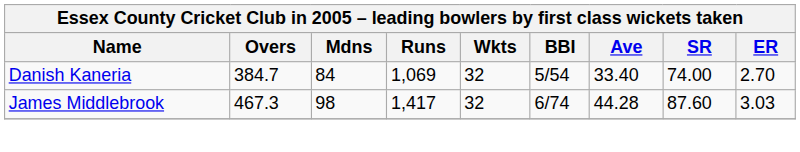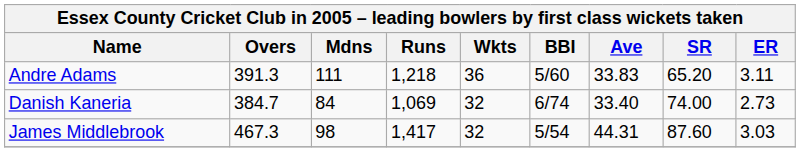+ row: (62, 75)
(552, 75) 5/54 -> (552, 103) 6/74
(758, 75) 2.70 -> (758, 103) 2.73
(552, 103) 6/74 -> (552, 132) 5/54
(616, 103) 44.28 -> (616, 132) 44.31
